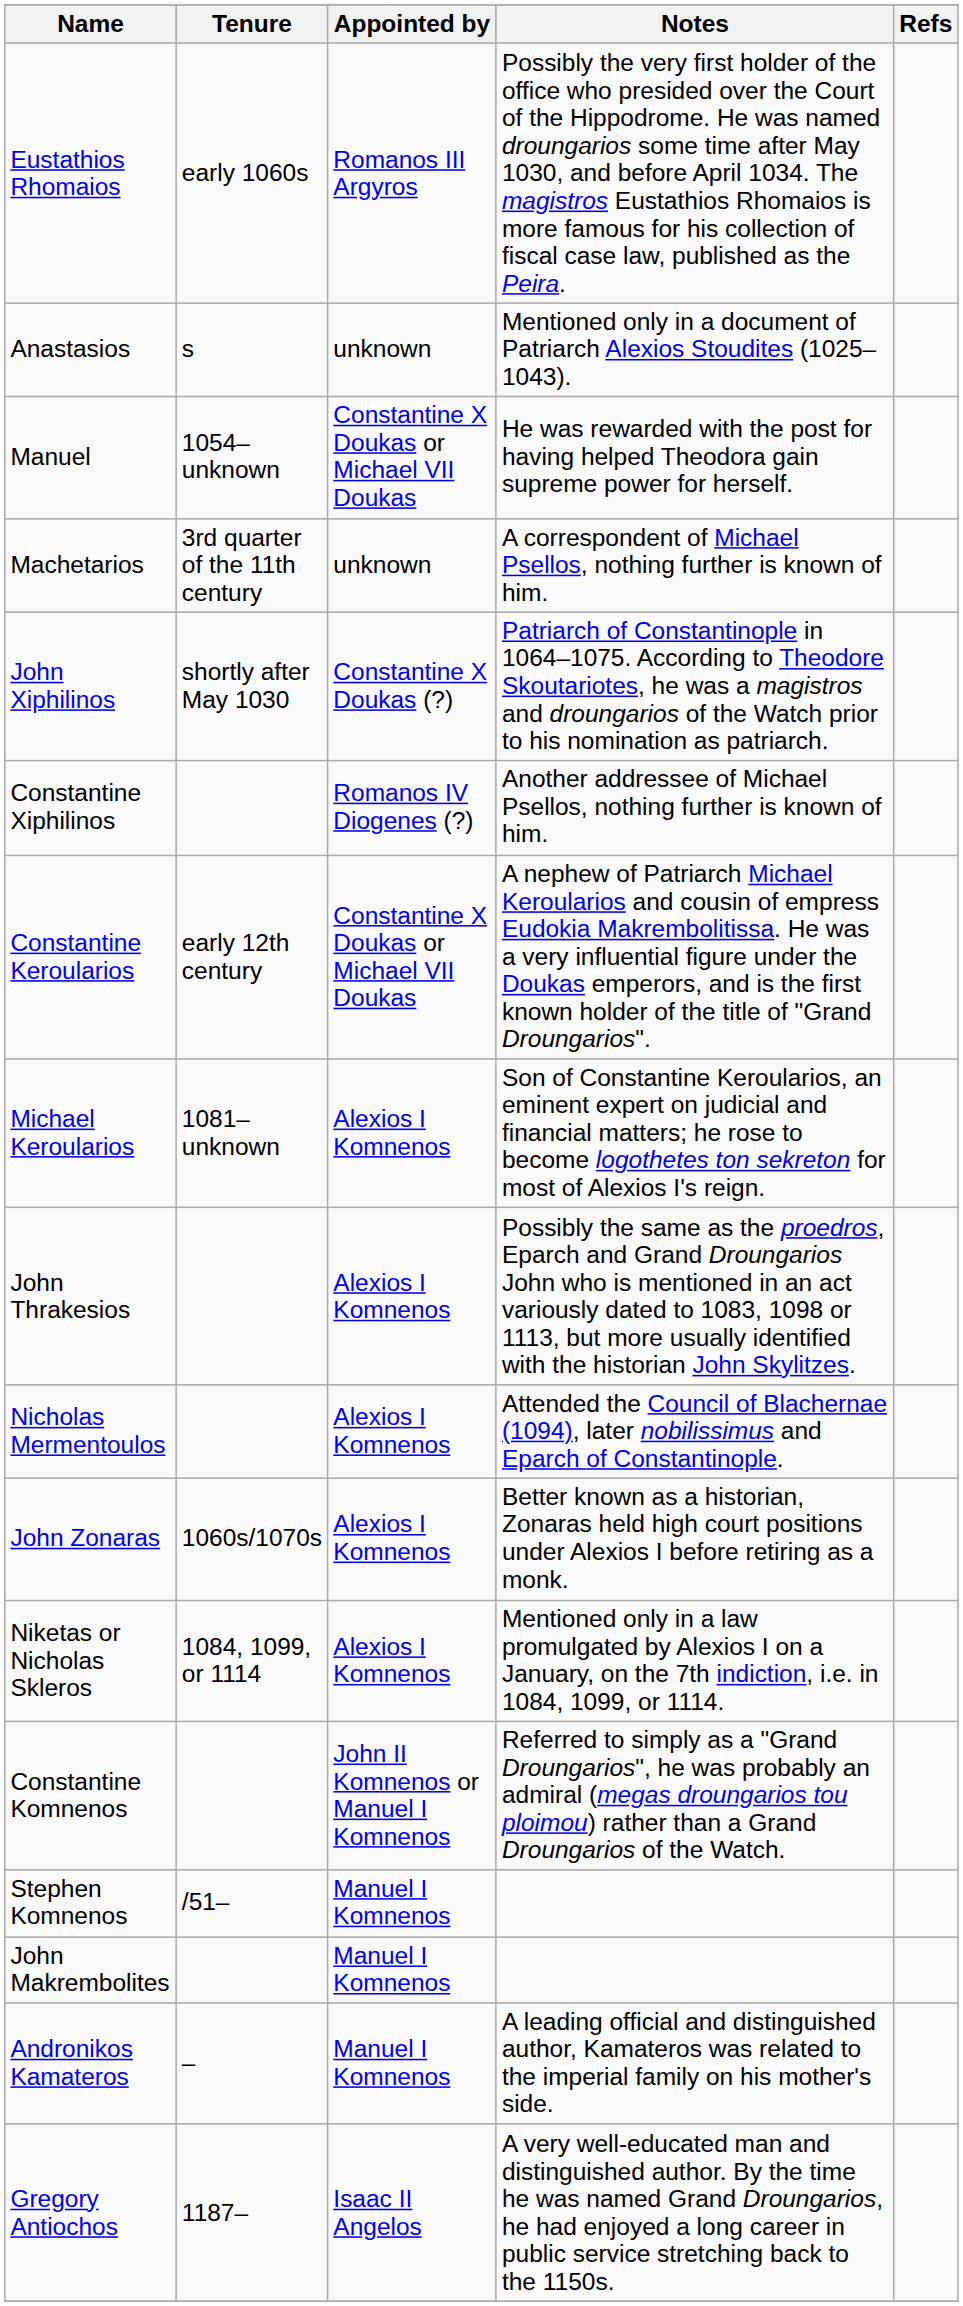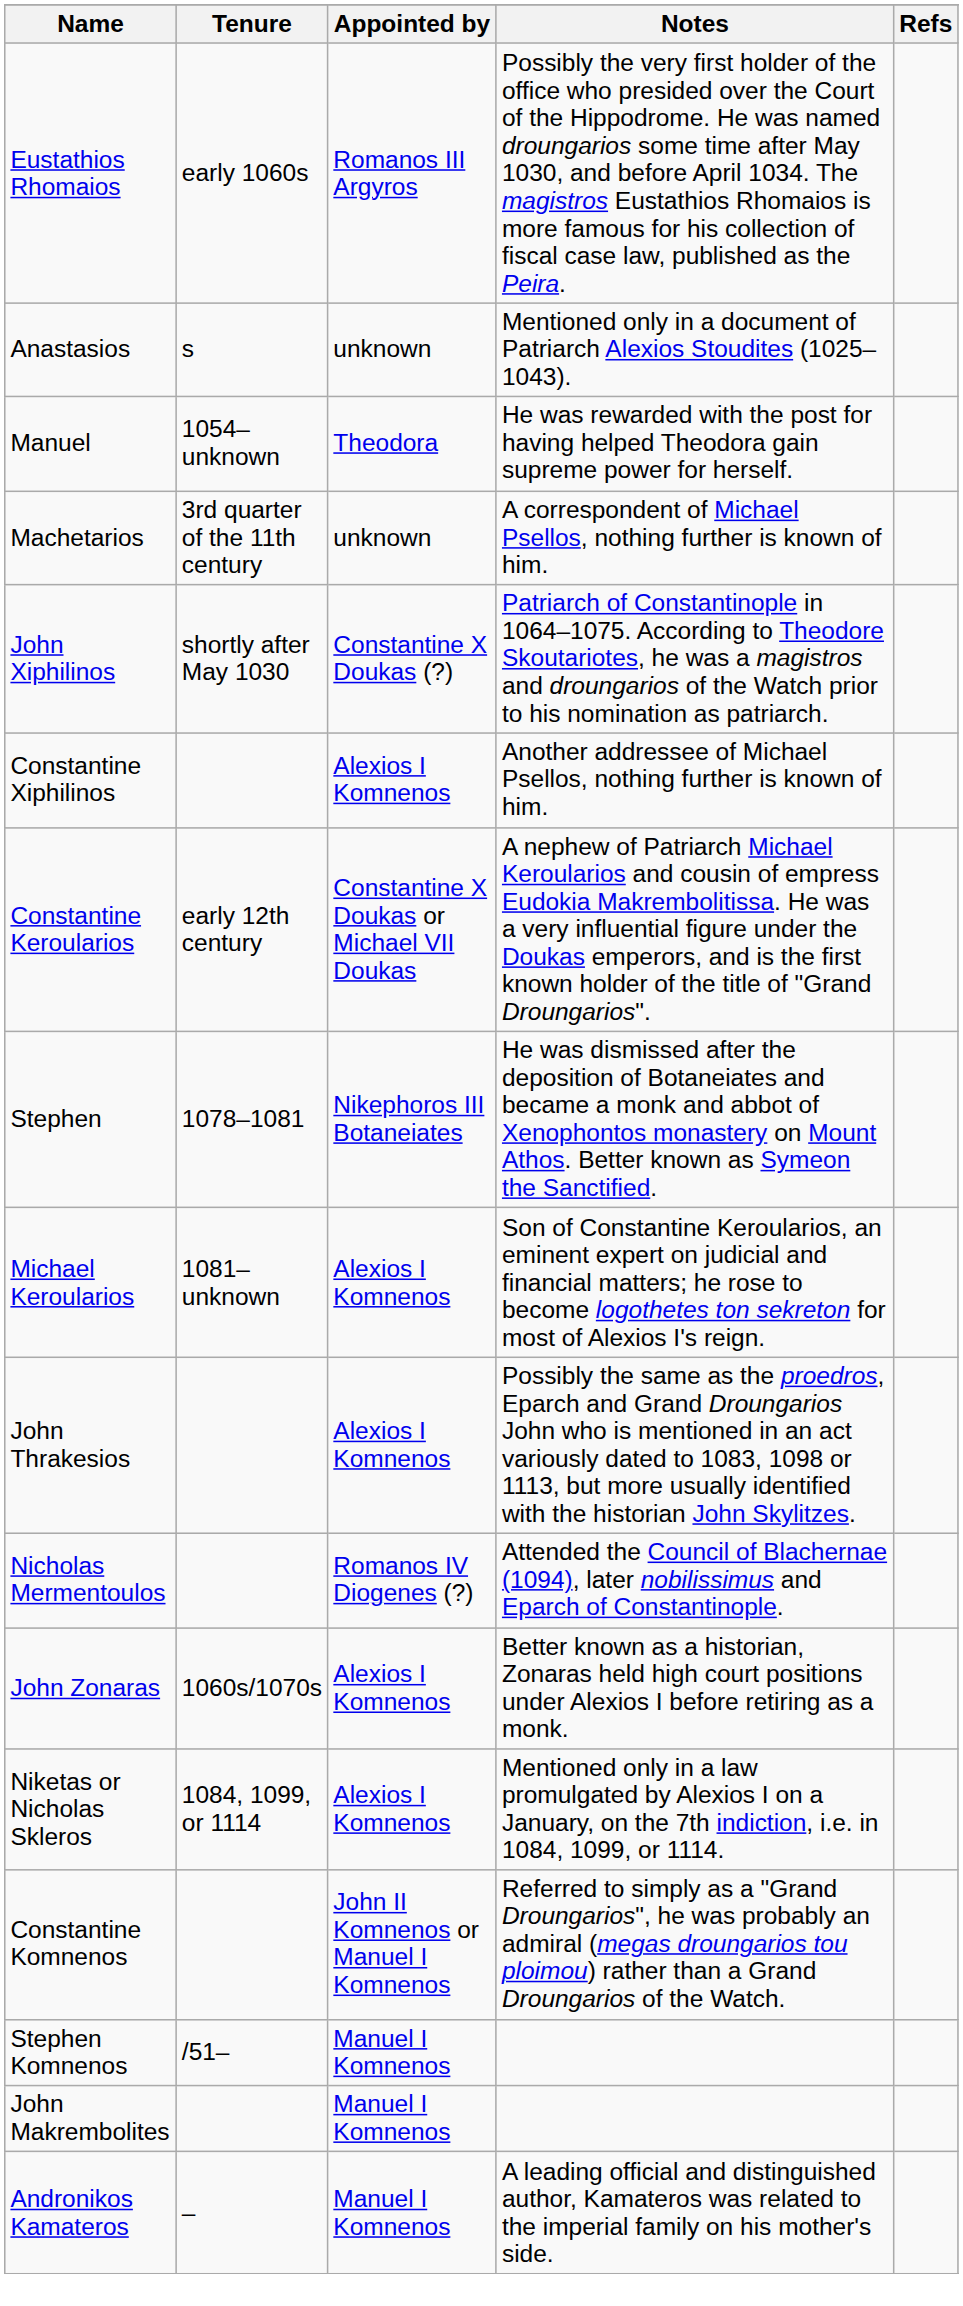(410, 457) Constantine X Doukas or Michael VII Doukas -> (386, 443) Theodora
(403, 807) Romanos IV Diogenes (?) -> (392, 780) Alexios I Komnenos
+ row: (56, 1119)
(392, 1431) Alexios I Komnenos -> (403, 1580) Romanos IV Diogenes (?)
- row: (64, 2212)
